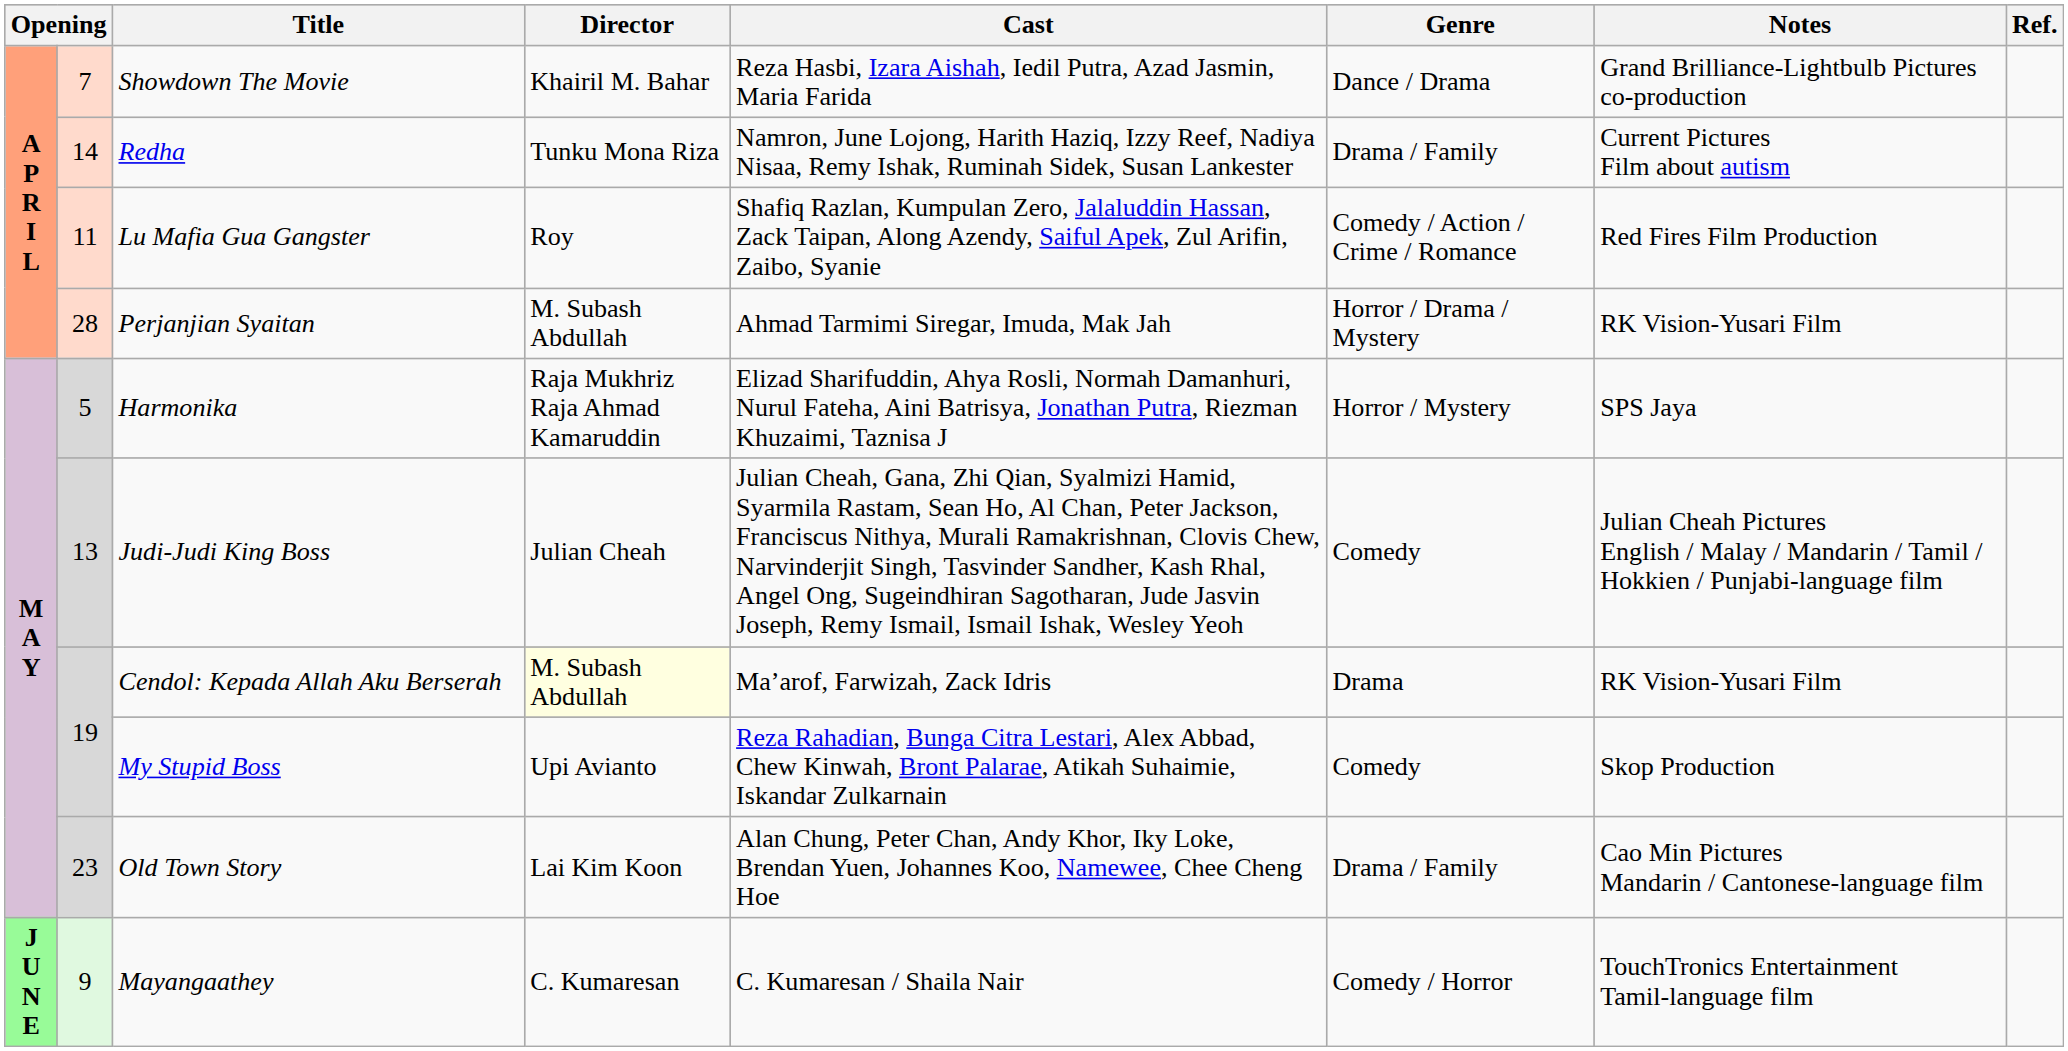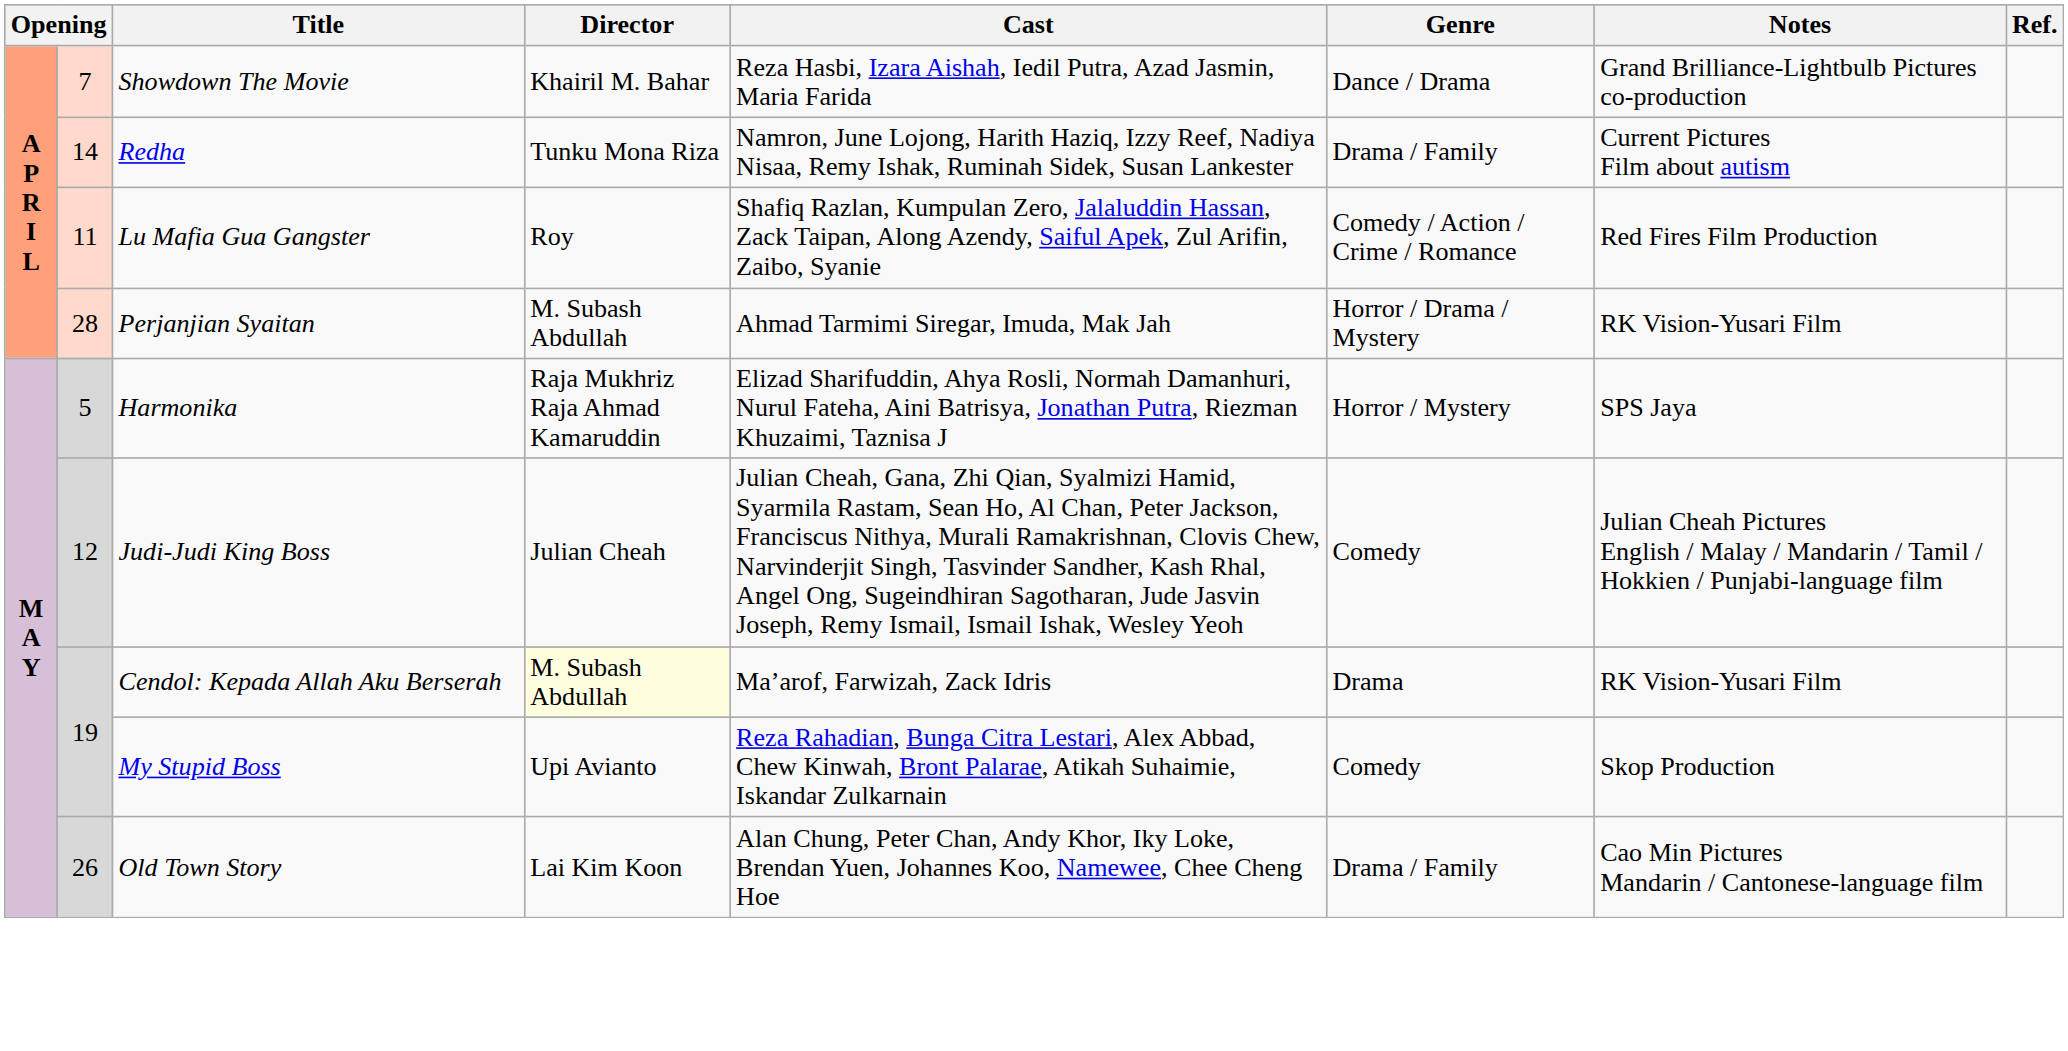(85, 552) 13 -> (85, 552) 12
(85, 866) 23 -> (85, 866) 26
- row: (196, 981)
